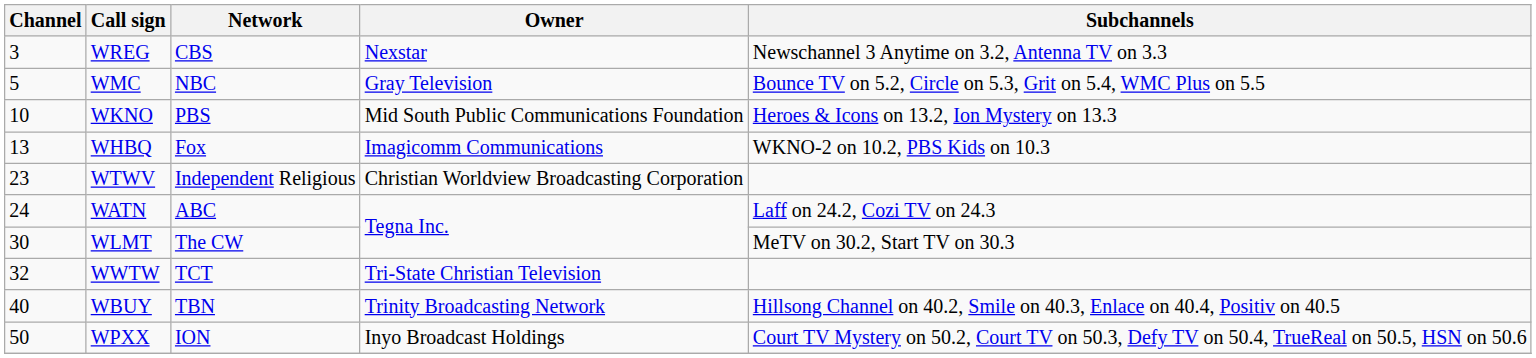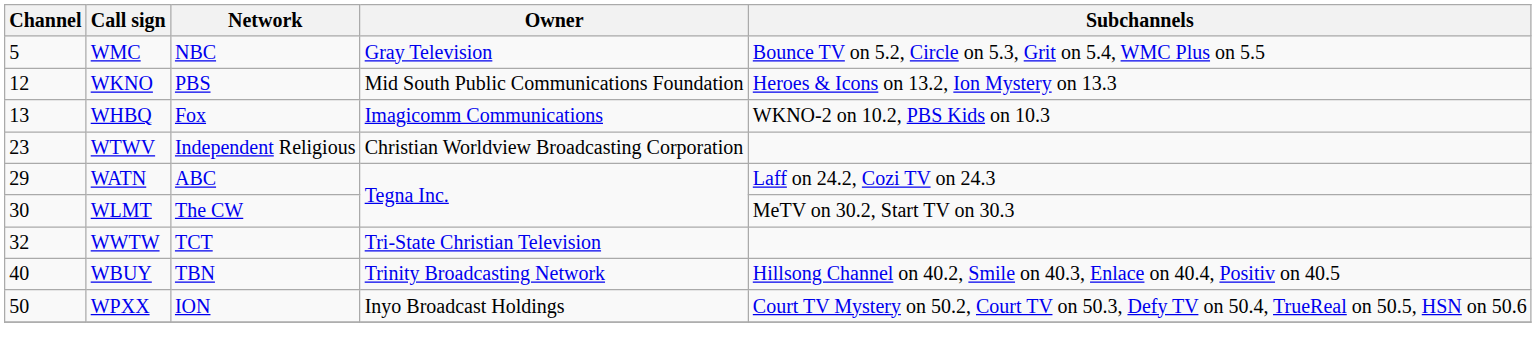- row: (120, 52)
(19, 115) 10 -> (19, 83) 12
(19, 210) 24 -> (19, 178) 29
